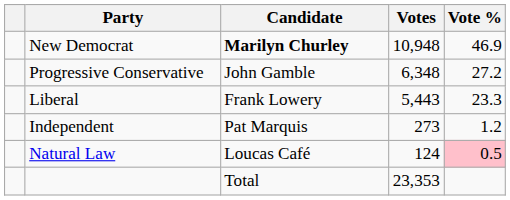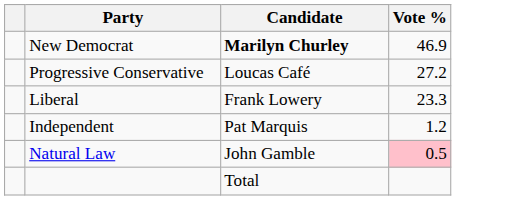- column: (416, 18)
(270, 72) John Gamble -> (267, 72) Loucas Café
(267, 153) Loucas Café -> (270, 153) John Gamble
